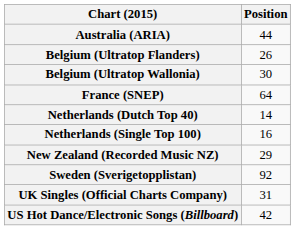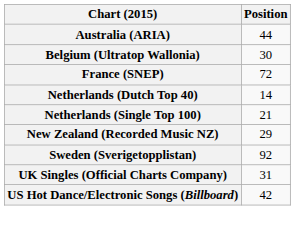- row: (123, 54)
(266, 94) 64 -> (266, 74) 72
(266, 134) 16 -> (266, 114) 21
